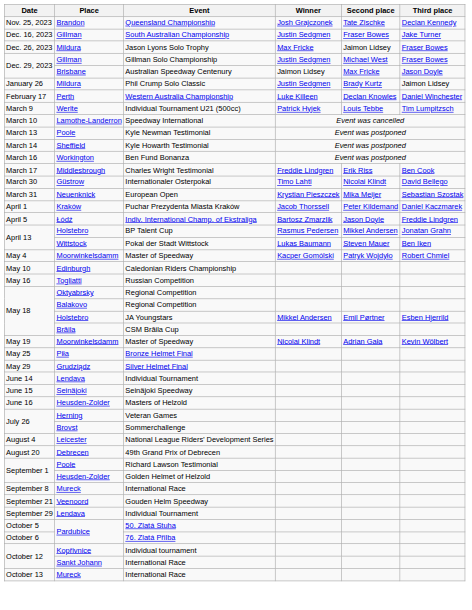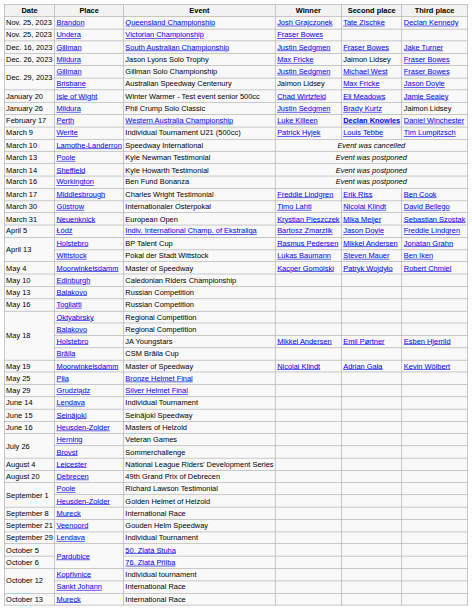+ row: (29, 35)
+ row: (25, 96)
(370, 96) normal -> (372, 121) bold
- row: (17, 207)
+ row: (18, 293)
